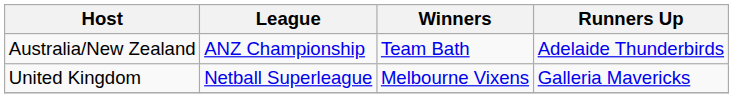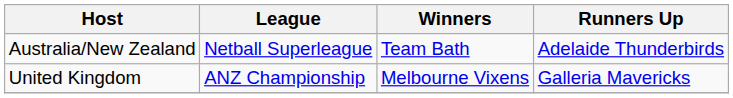(285, 48) ANZ Championship -> (288, 48) Netball Superleague
(288, 78) Netball Superleague -> (285, 78) ANZ Championship
